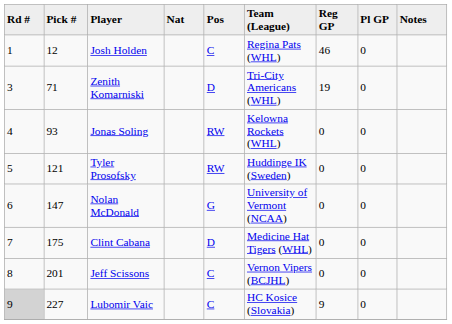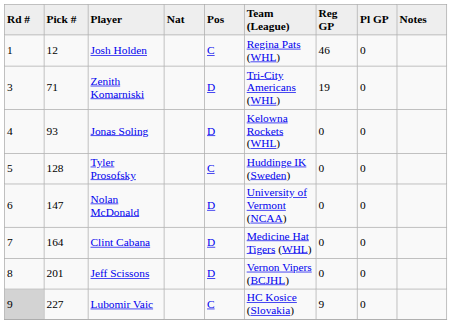(216, 131) RW -> (211, 131) D
(55, 168) 121 -> (55, 168) 128
(216, 168) RW -> (211, 168) C
(211, 205) G -> (211, 205) D
(55, 243) 175 -> (55, 243) 164
(211, 273) C -> (211, 273) D
